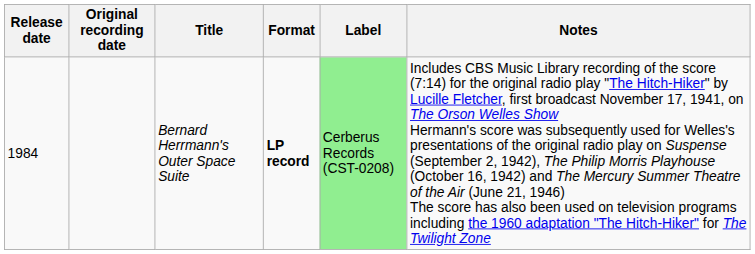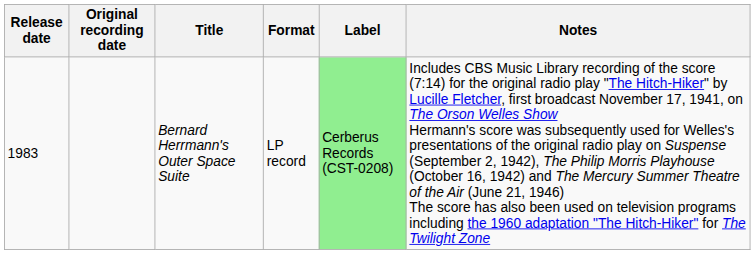(23, 153) 1984 -> (23, 153) 1983
(288, 153) bold -> (286, 153) normal
